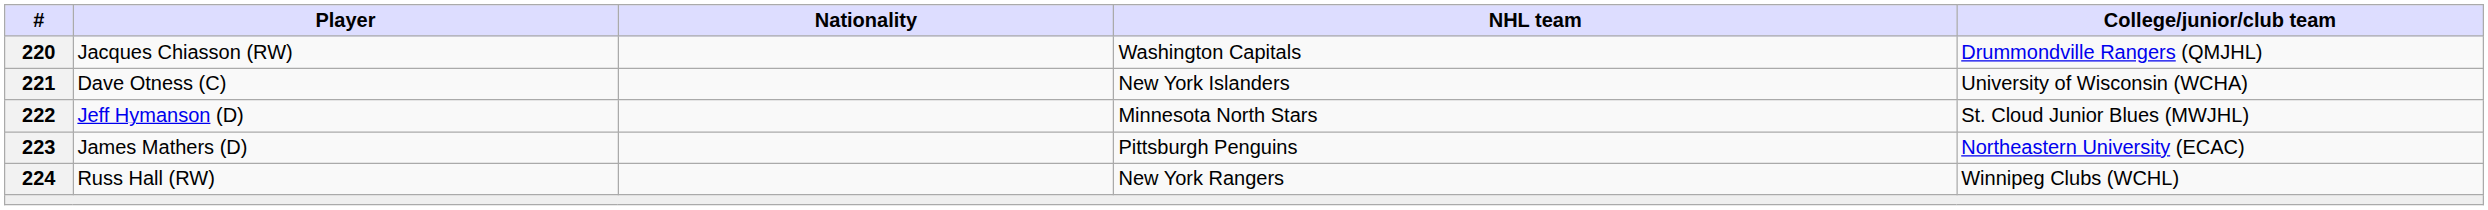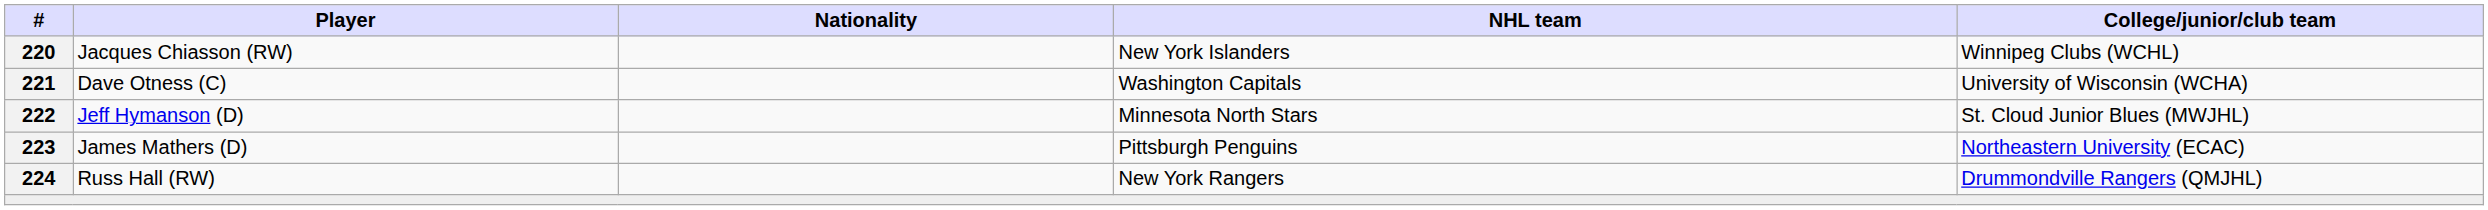(1210, 52) Washington Capitals -> (1204, 52) New York Islanders
(2112, 52) Drummondville Rangers (QMJHL) -> (2070, 52) Winnipeg Clubs (WCHL)
(1204, 83) New York Islanders -> (1210, 83) Washington Capitals
(2070, 178) Winnipeg Clubs (WCHL) -> (2112, 178) Drummondville Rangers (QMJHL)
